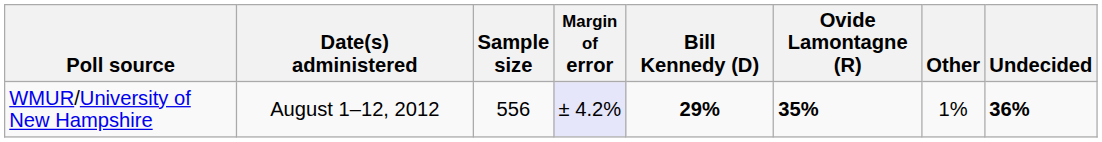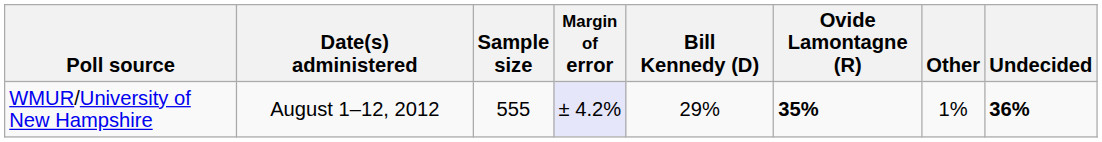(513, 109) 556 -> (513, 109) 555
(700, 109) bold -> (700, 109) normal
